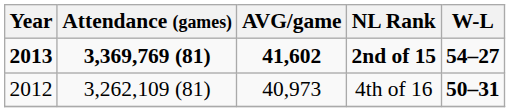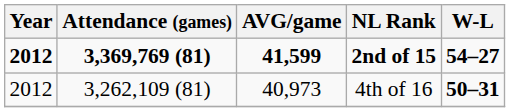(31, 55) 2013 -> (31, 55) 2012
(292, 55) 41,602 -> (292, 55) 41,599
